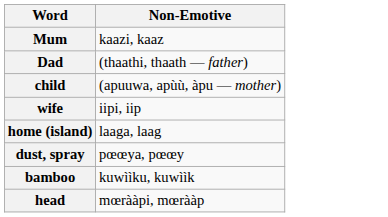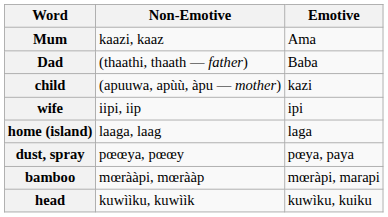+ column: (334, 16)
(147, 177) kuwììku, kuwììk -> (152, 177) mœrààpi, mœrààp
(152, 200) mœrààpi, mœrààp -> (147, 200) kuwììku, kuwììk
